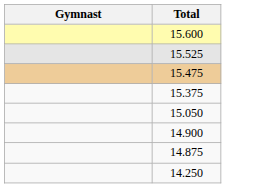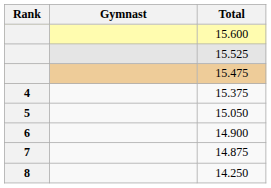+ column: (27, 14)
